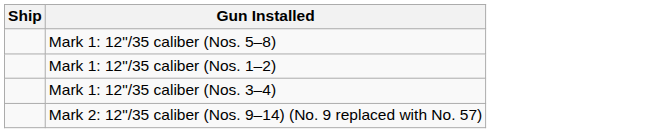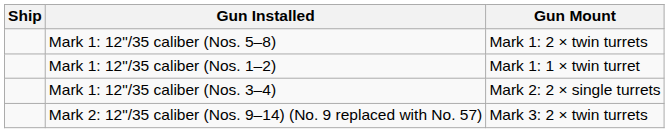+ column: (575, 16)
